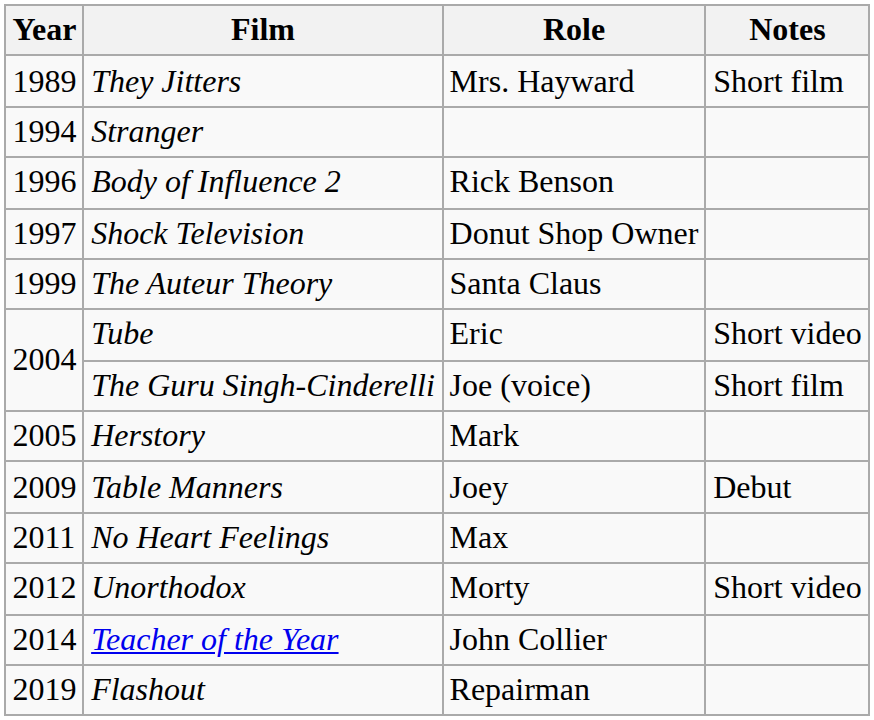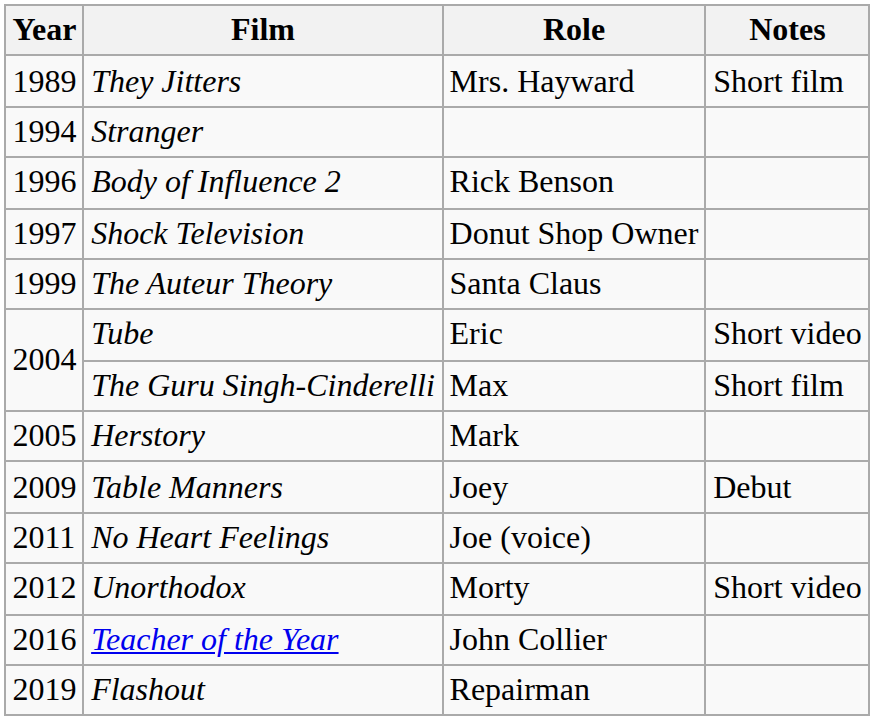(520, 385) Joe (voice) -> (479, 385) Max
(479, 537) Max -> (520, 537) Joe (voice)
(44, 638) 2014 -> (44, 638) 2016
